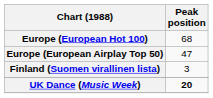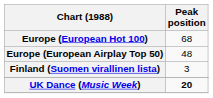(187, 54) 47 -> (187, 54) 48
